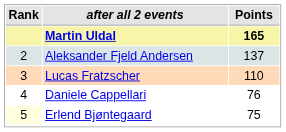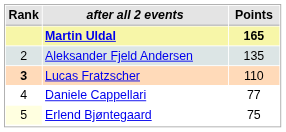(254, 56) 137 -> (254, 56) 135
(24, 76) normal -> (24, 76) bold
(254, 95) 76 -> (254, 95) 77
